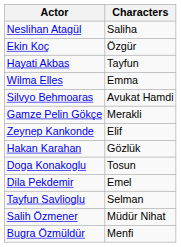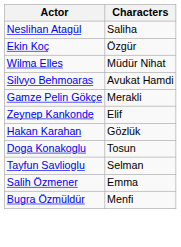- row: (38, 64)
(123, 81) Emma -> (136, 64) Müdür Nihat
- row: (40, 183)
(136, 217) Müdür Nihat -> (123, 183) Emma
